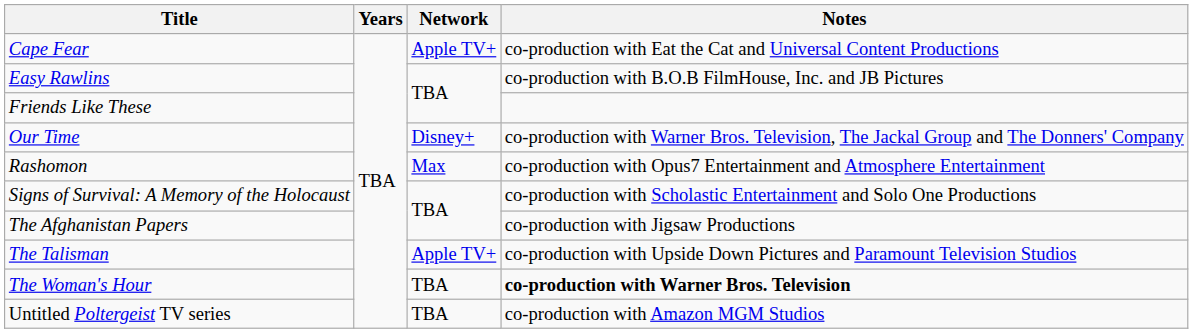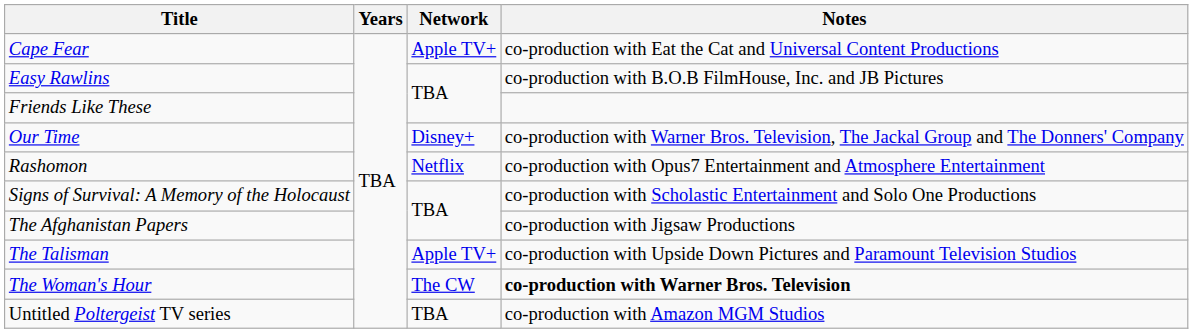(428, 166) Max -> (438, 166) Netflix
(430, 284) TBA -> (443, 284) The CW
